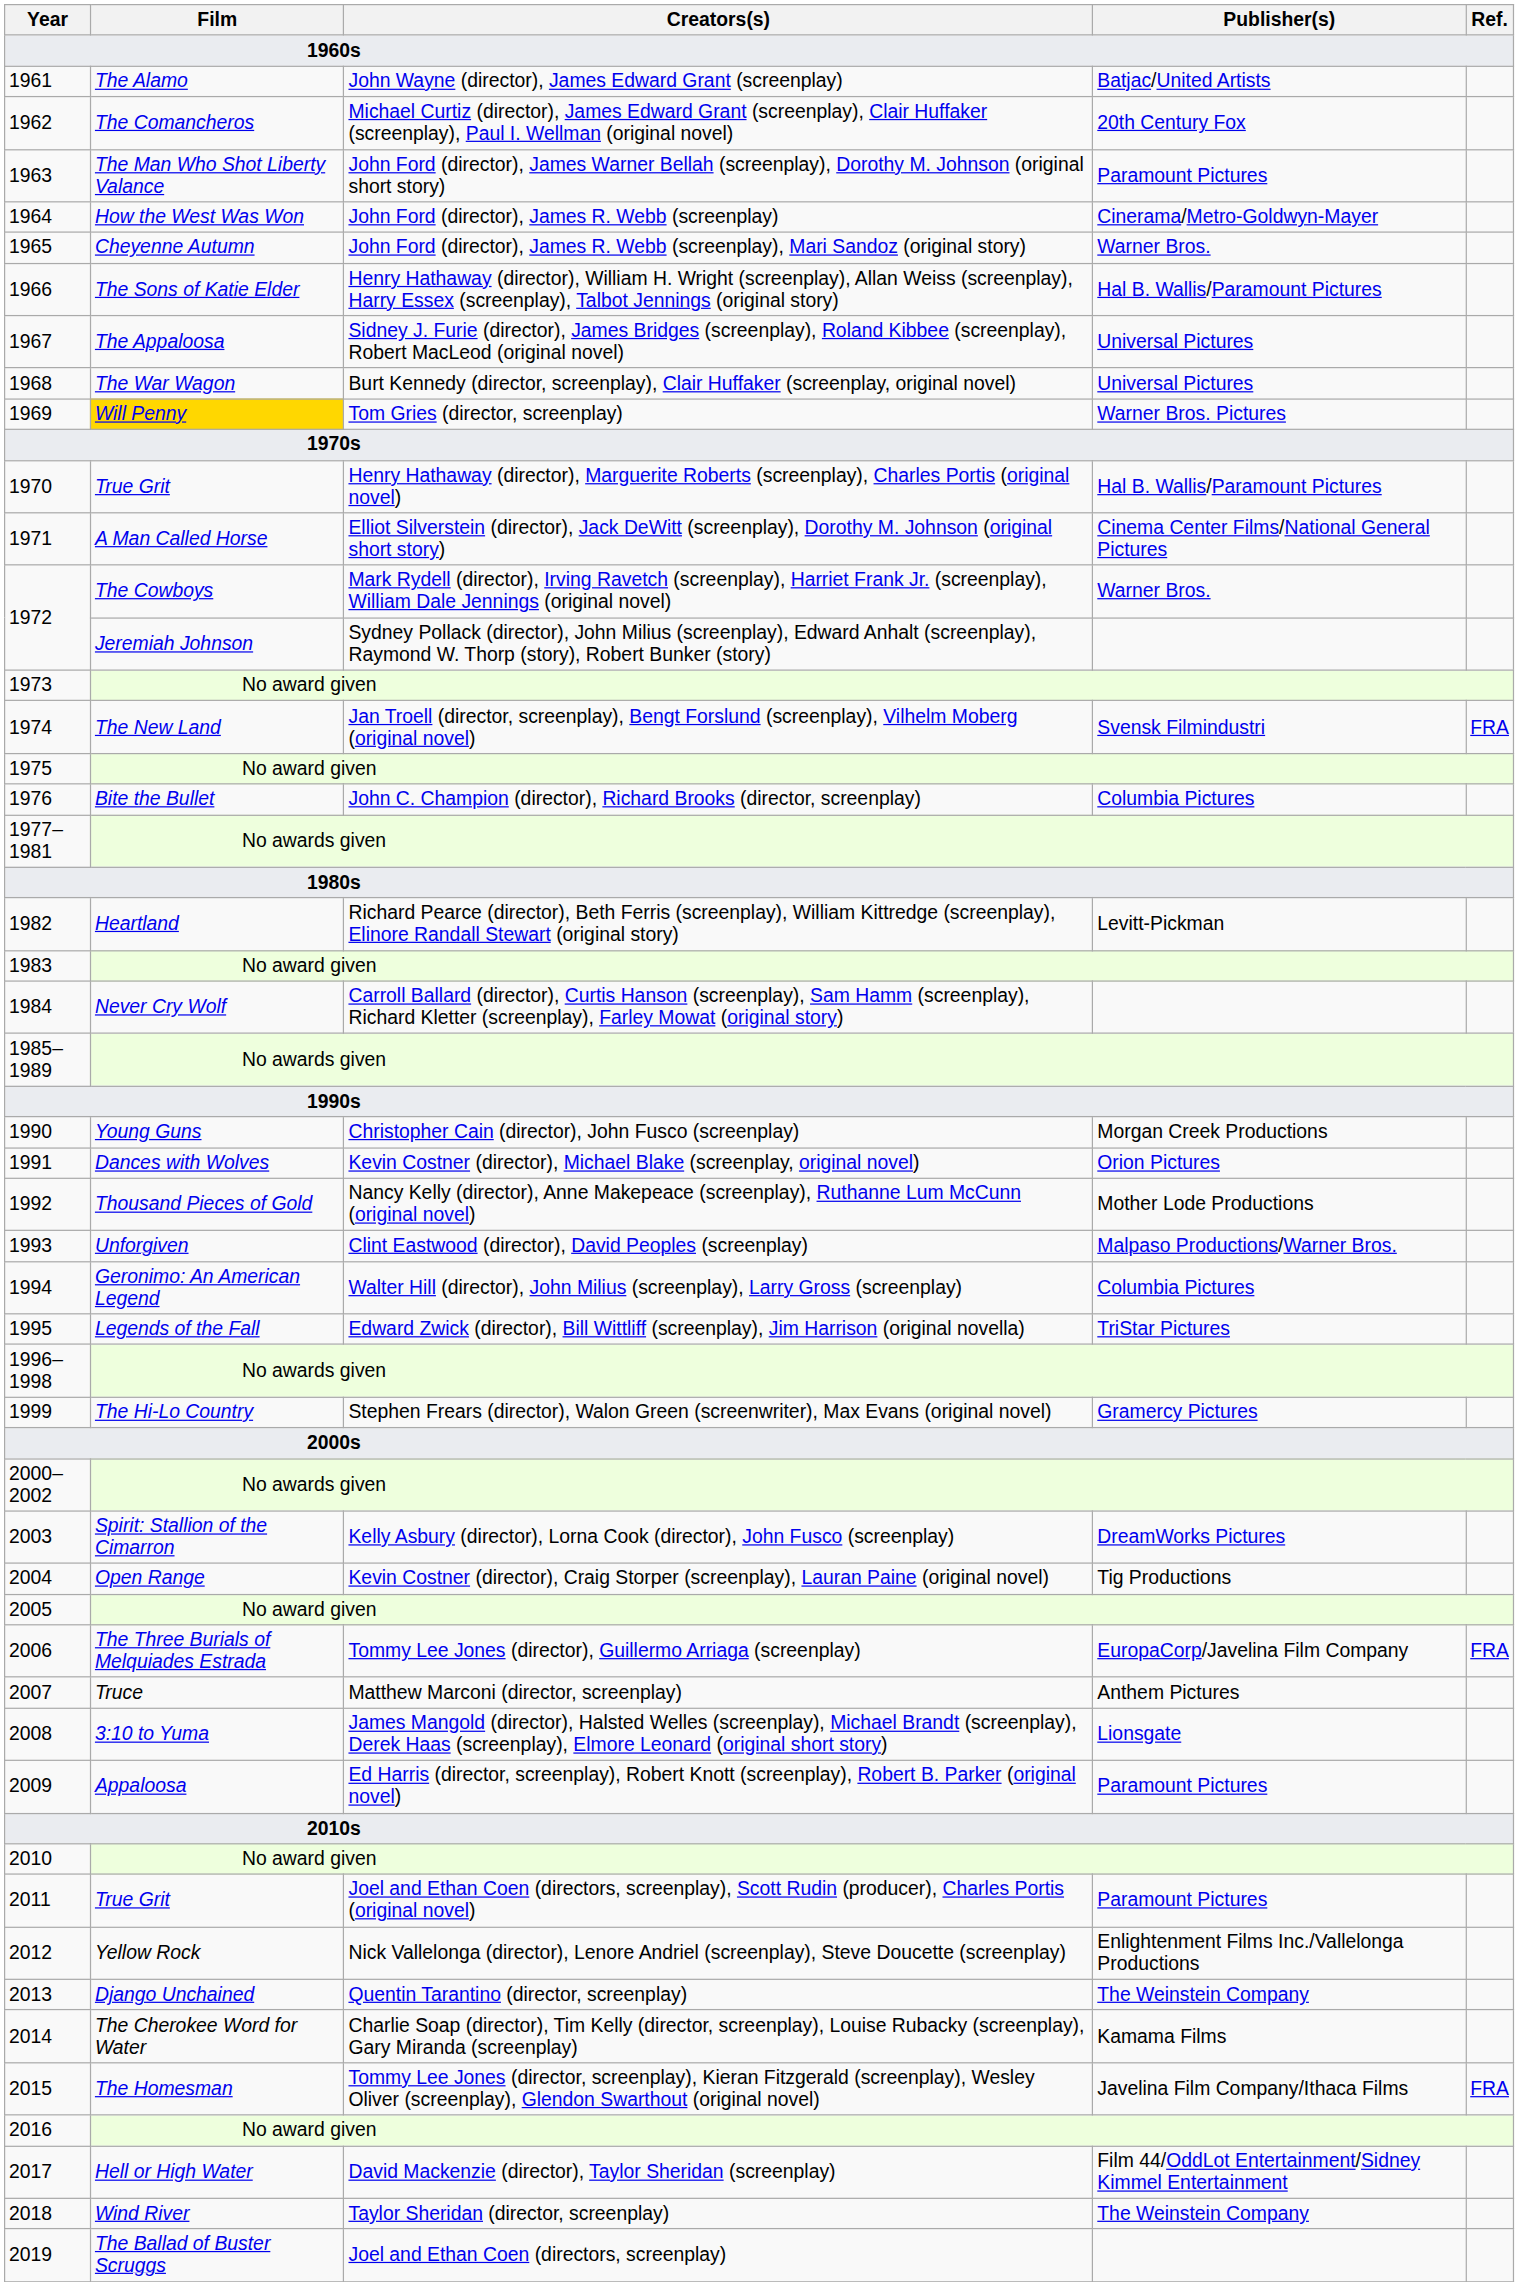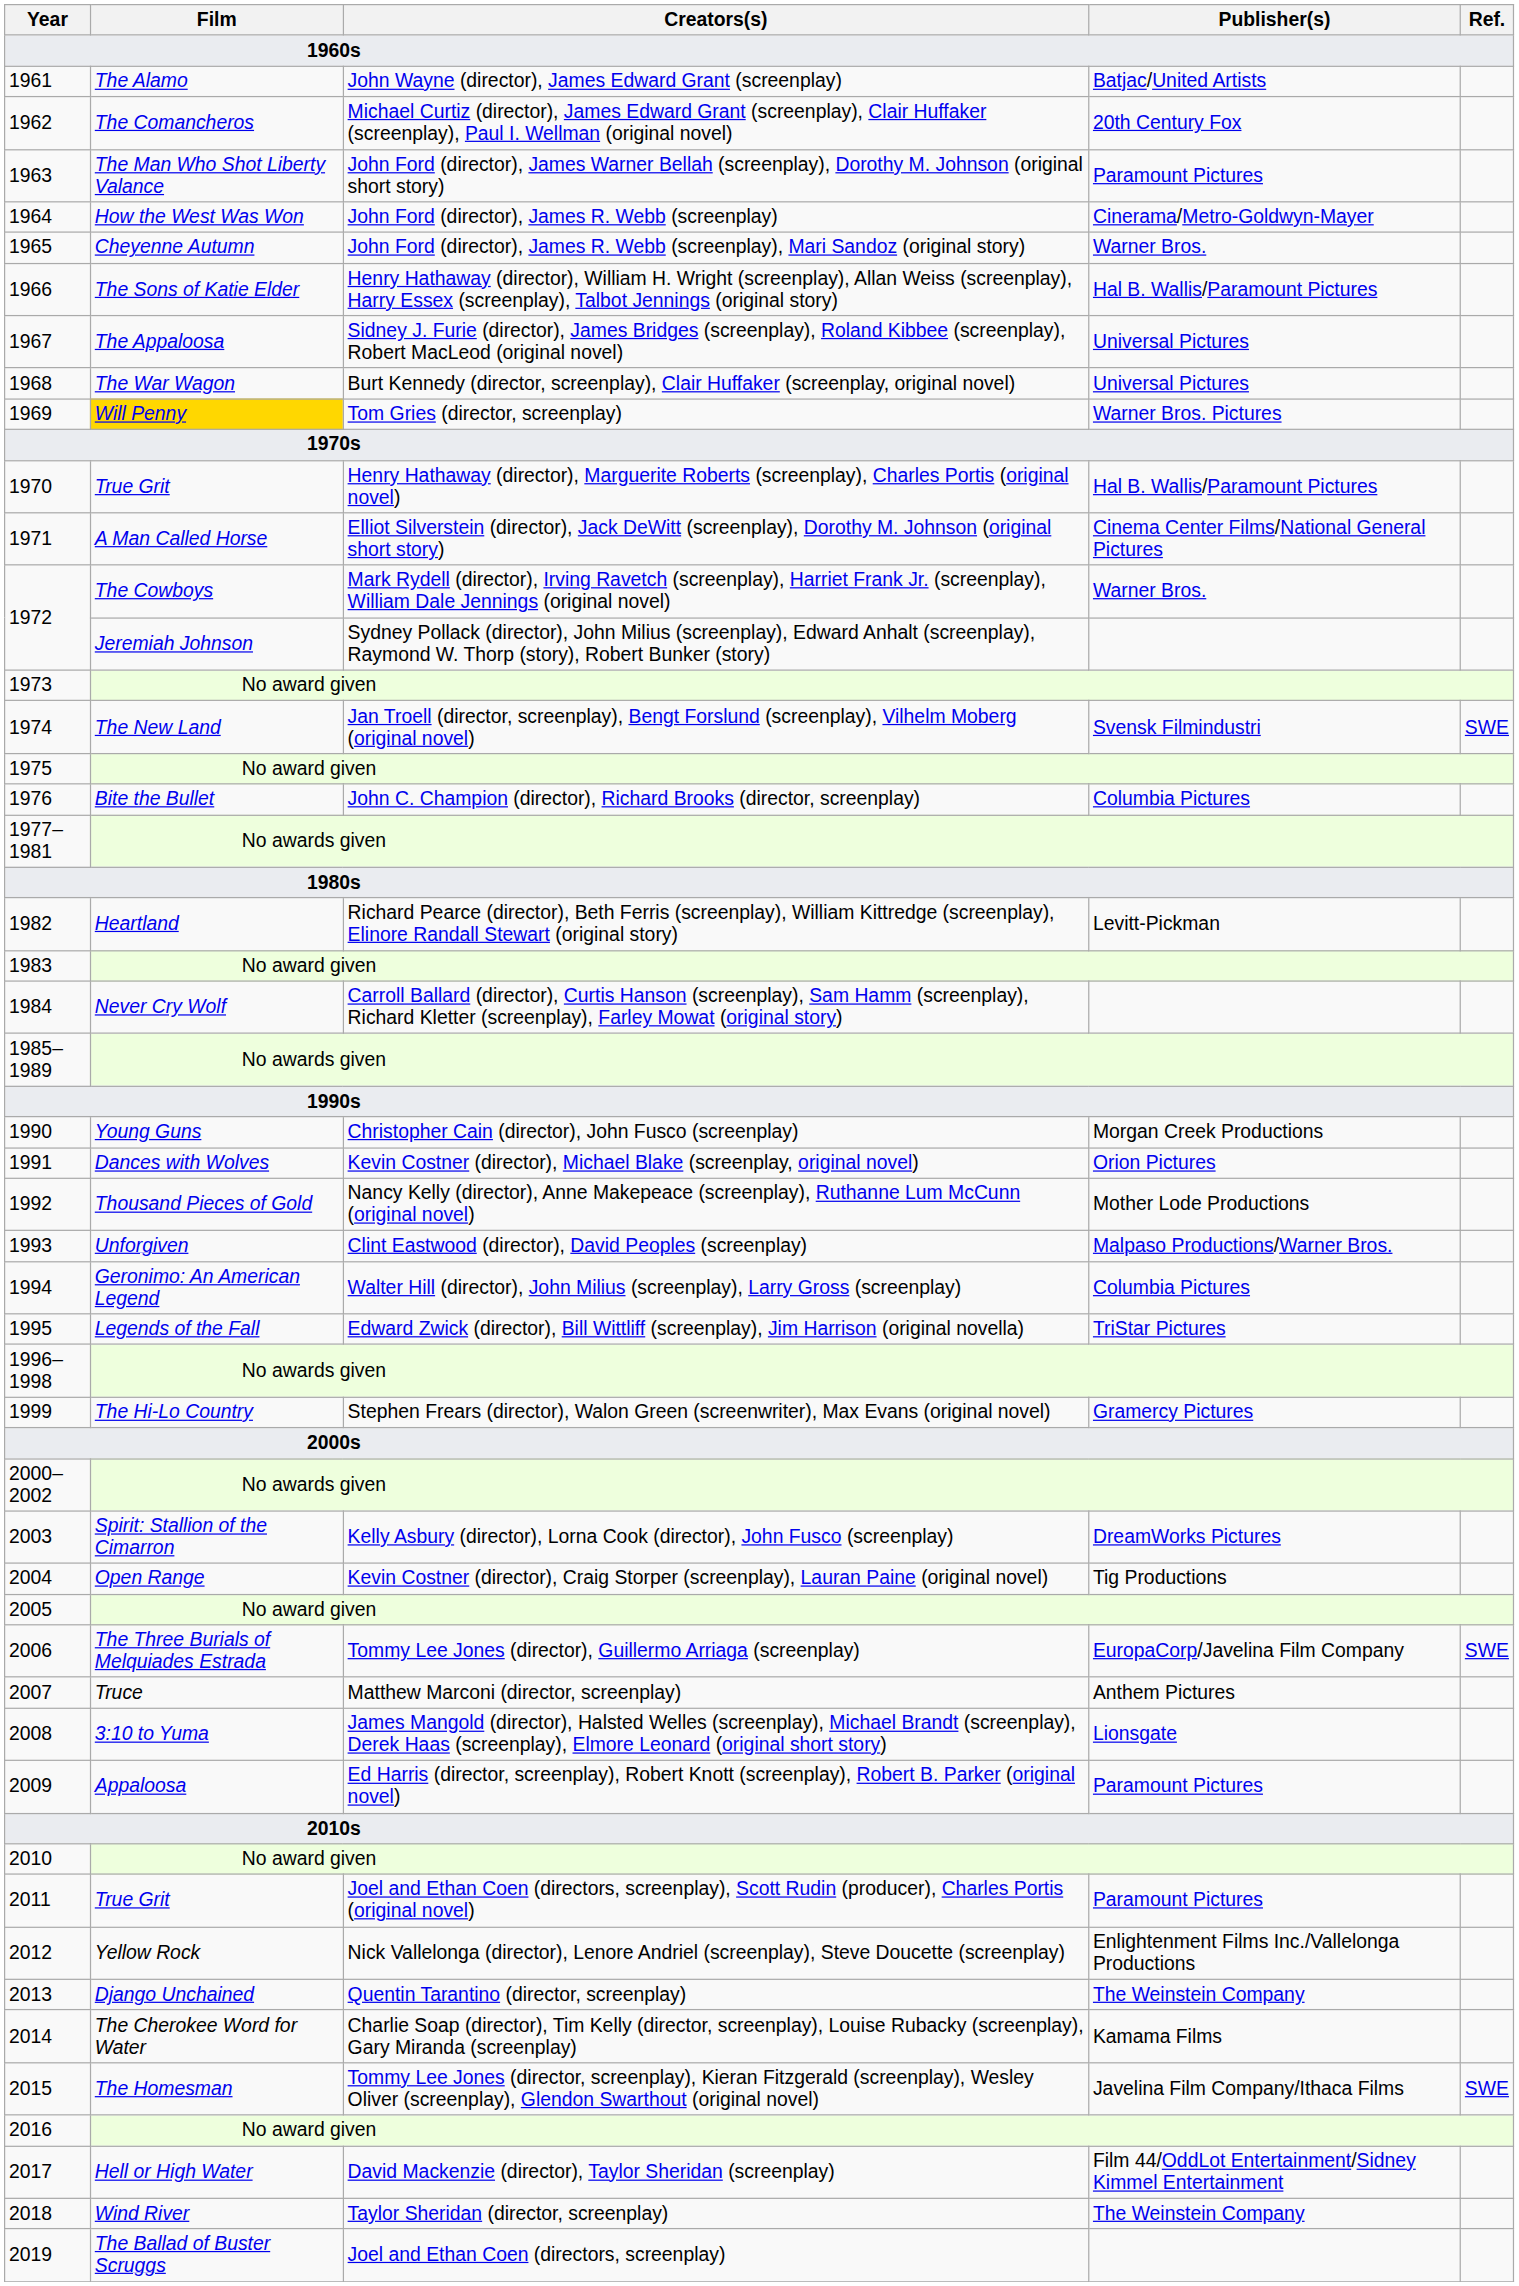(1490, 726) FRA -> (1487, 726) SWE
(1490, 1650) FRA -> (1487, 1650) SWE
(1490, 2088) FRA -> (1487, 2088) SWE
